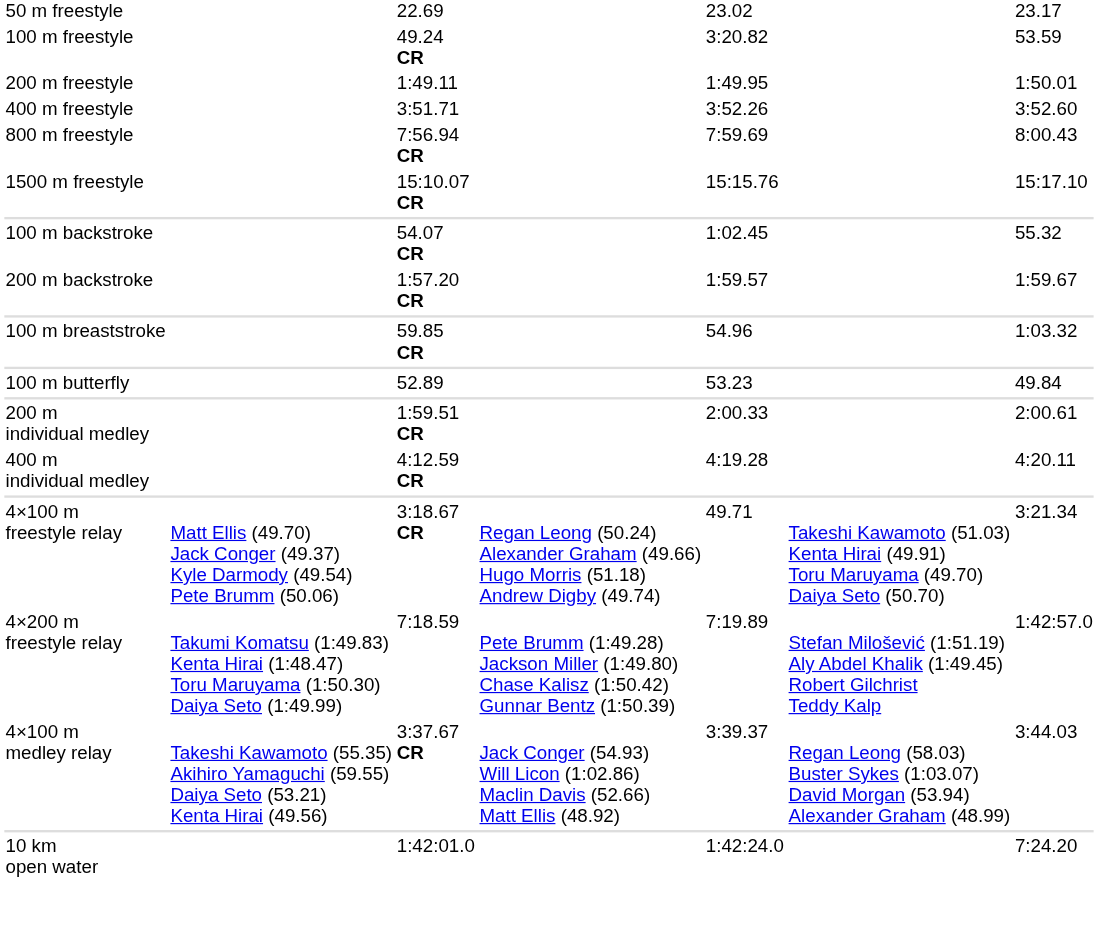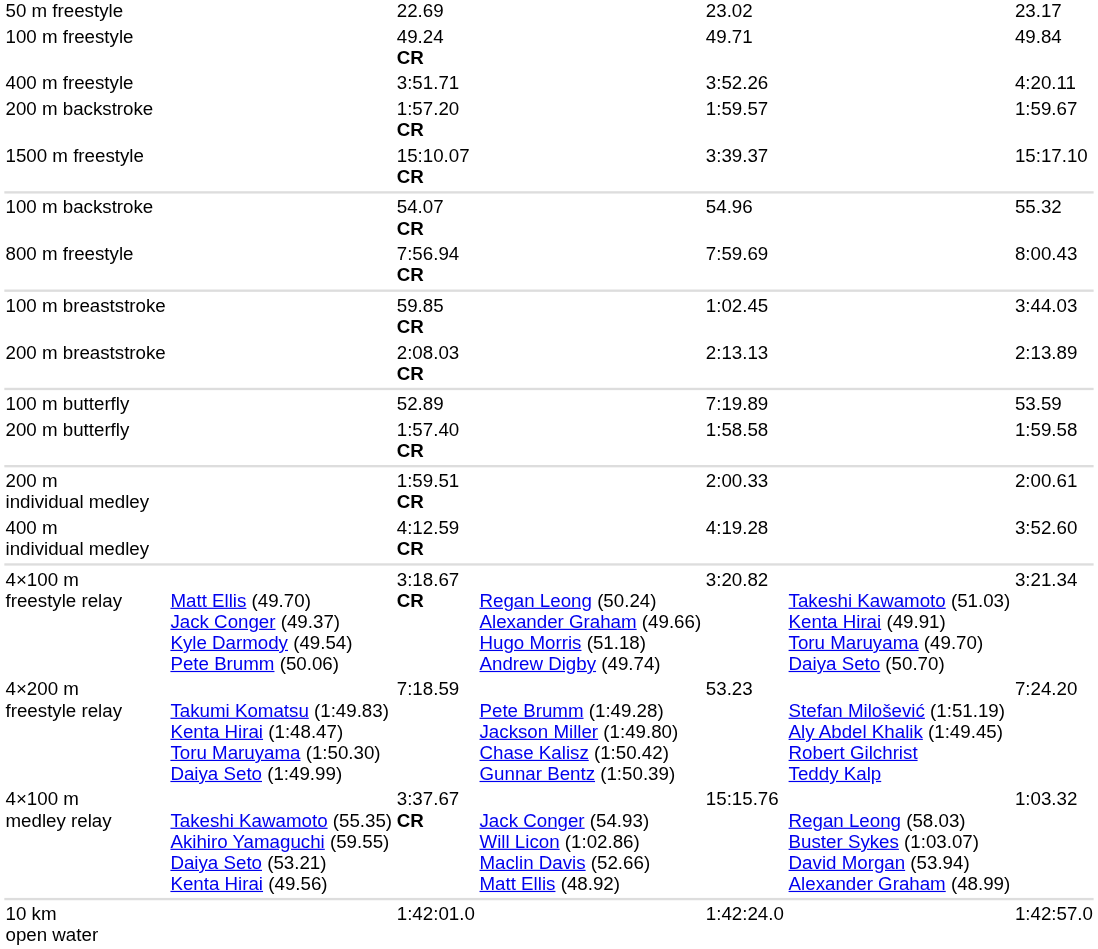(737, 36) 3:20.82 -> (729, 36) 49.71
(1038, 36) 53.59 -> (1038, 36) 49.84
- row: (70, 83)
(1046, 109) 3:52.60 -> (1045, 83) 4:20.11
rows swapped: (70, 134) <-> (79, 280)
(742, 181) 15:15.76 -> (737, 156) 3:39.37
(737, 233) 1:02.45 -> (729, 207) 54.96
(729, 331) 54.96 -> (737, 305) 1:02.45
(1046, 331) 1:03.32 -> (1046, 305) 3:44.03
+ row: (86, 352)
(729, 383) 53.23 -> (737, 404) 7:19.89
(1038, 383) 49.84 -> (1038, 404) 53.59
+ row: (67, 429)
(1045, 460) 4:20.11 -> (1046, 528) 3:52.60
(729, 511) 49.71 -> (737, 579) 3:20.82
(737, 621) 7:19.89 -> (729, 689) 53.23
(1054, 621) 1:42:57.0 -> (1046, 689) 7:24.20
(737, 731) 3:39.37 -> (742, 799) 15:15.76
(1046, 731) 3:44.03 -> (1046, 799) 1:03.32
(1046, 846) 7:24.20 -> (1054, 914) 1:42:57.0
